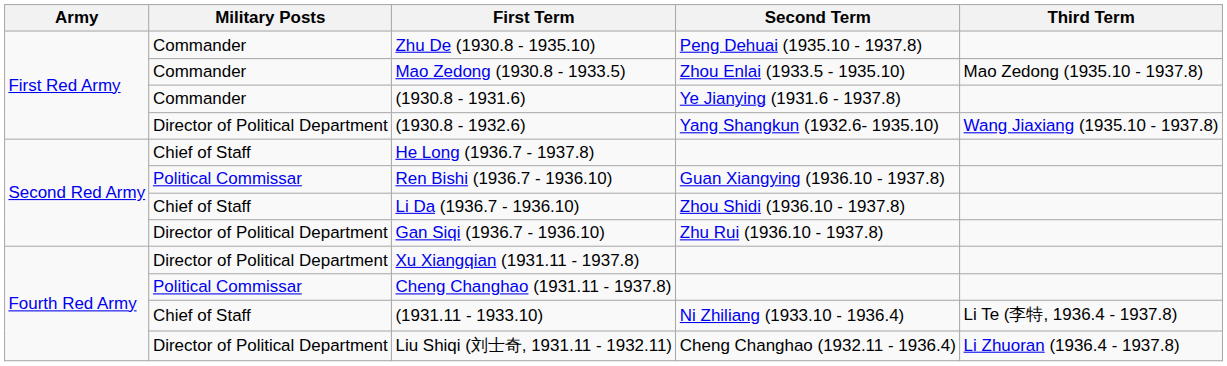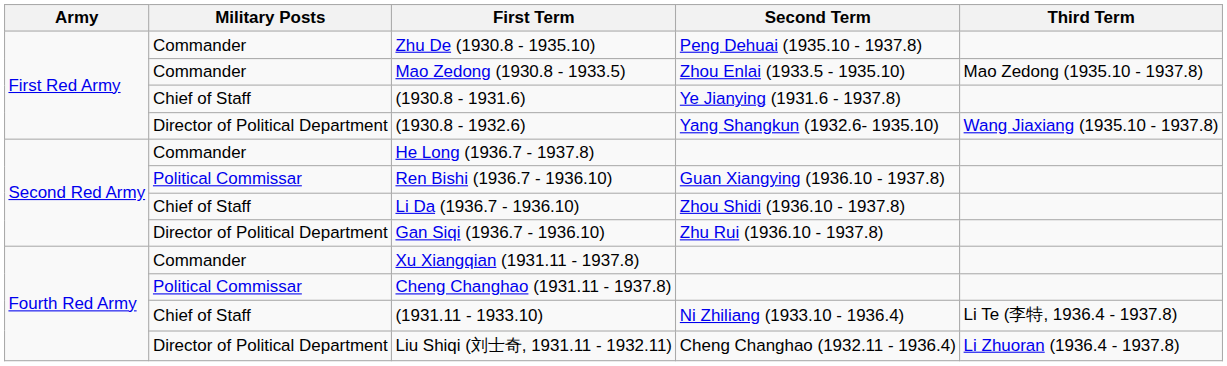(200, 98) Commander -> (202, 98) Chief of Staff
(202, 152) Chief of Staff -> (200, 152) Commander
(270, 260) Director of Political Department -> (200, 260) Commander
